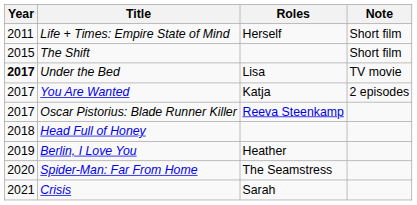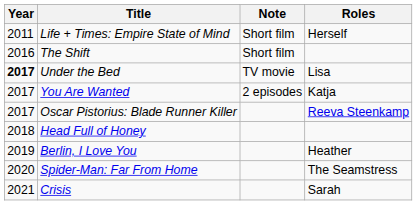columns swapped: (293, 14) <-> (379, 14)
(21, 53) 2015 -> (21, 53) 2016
